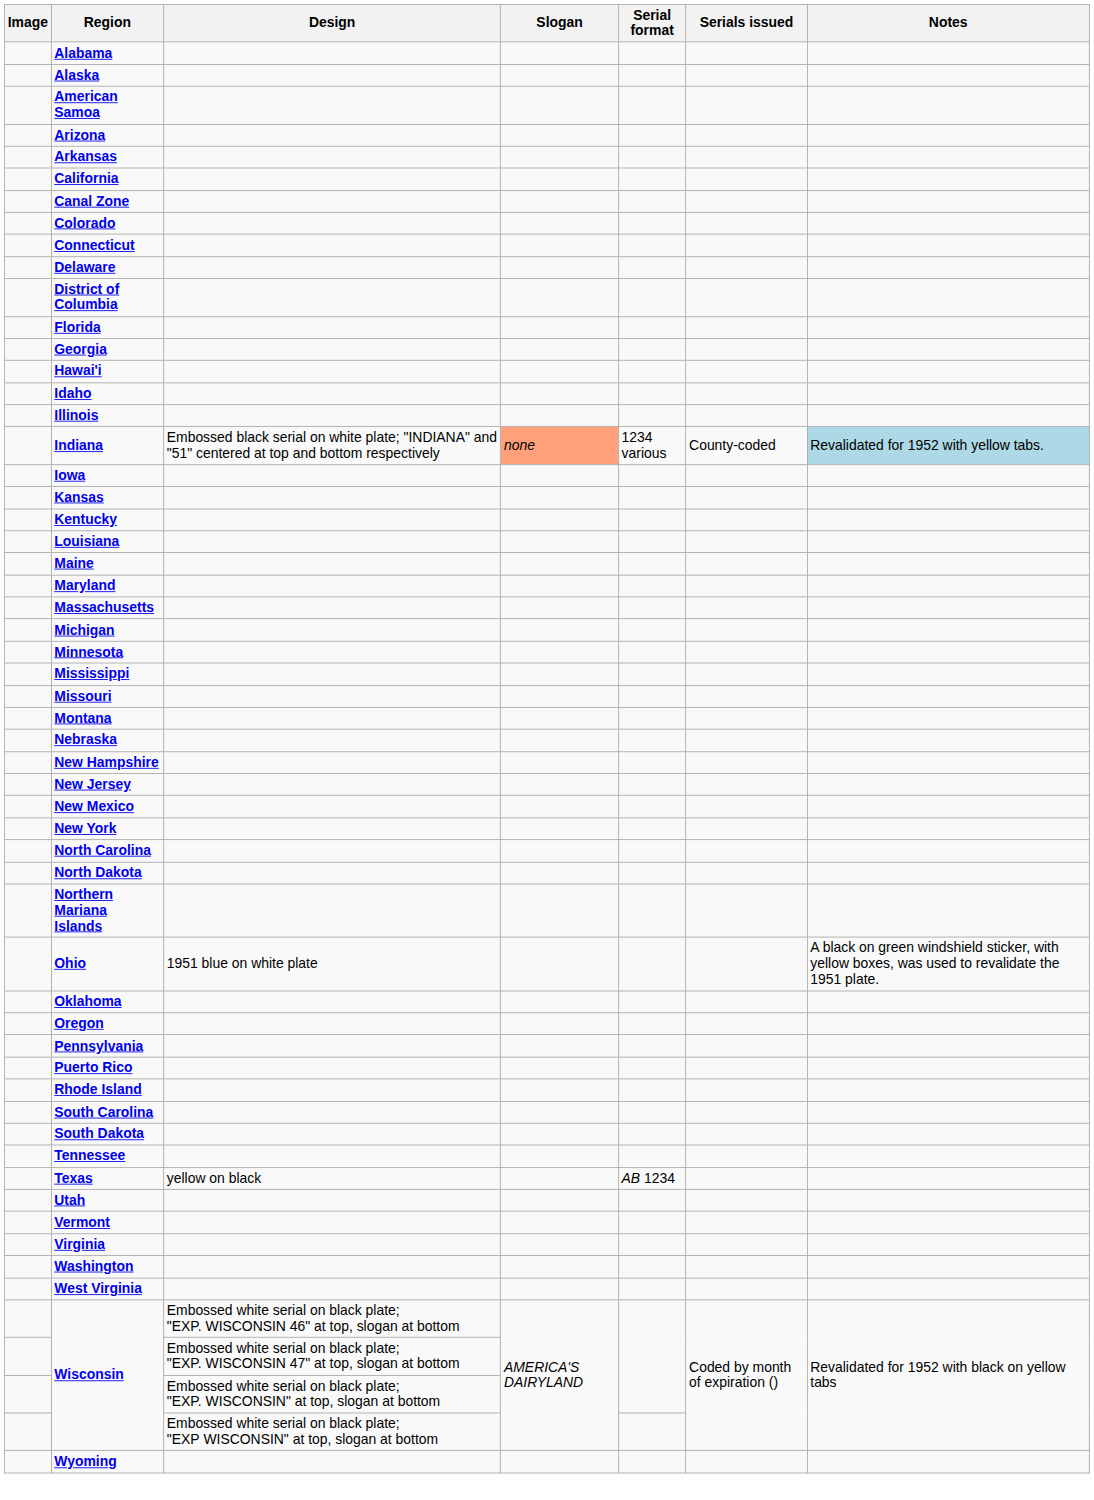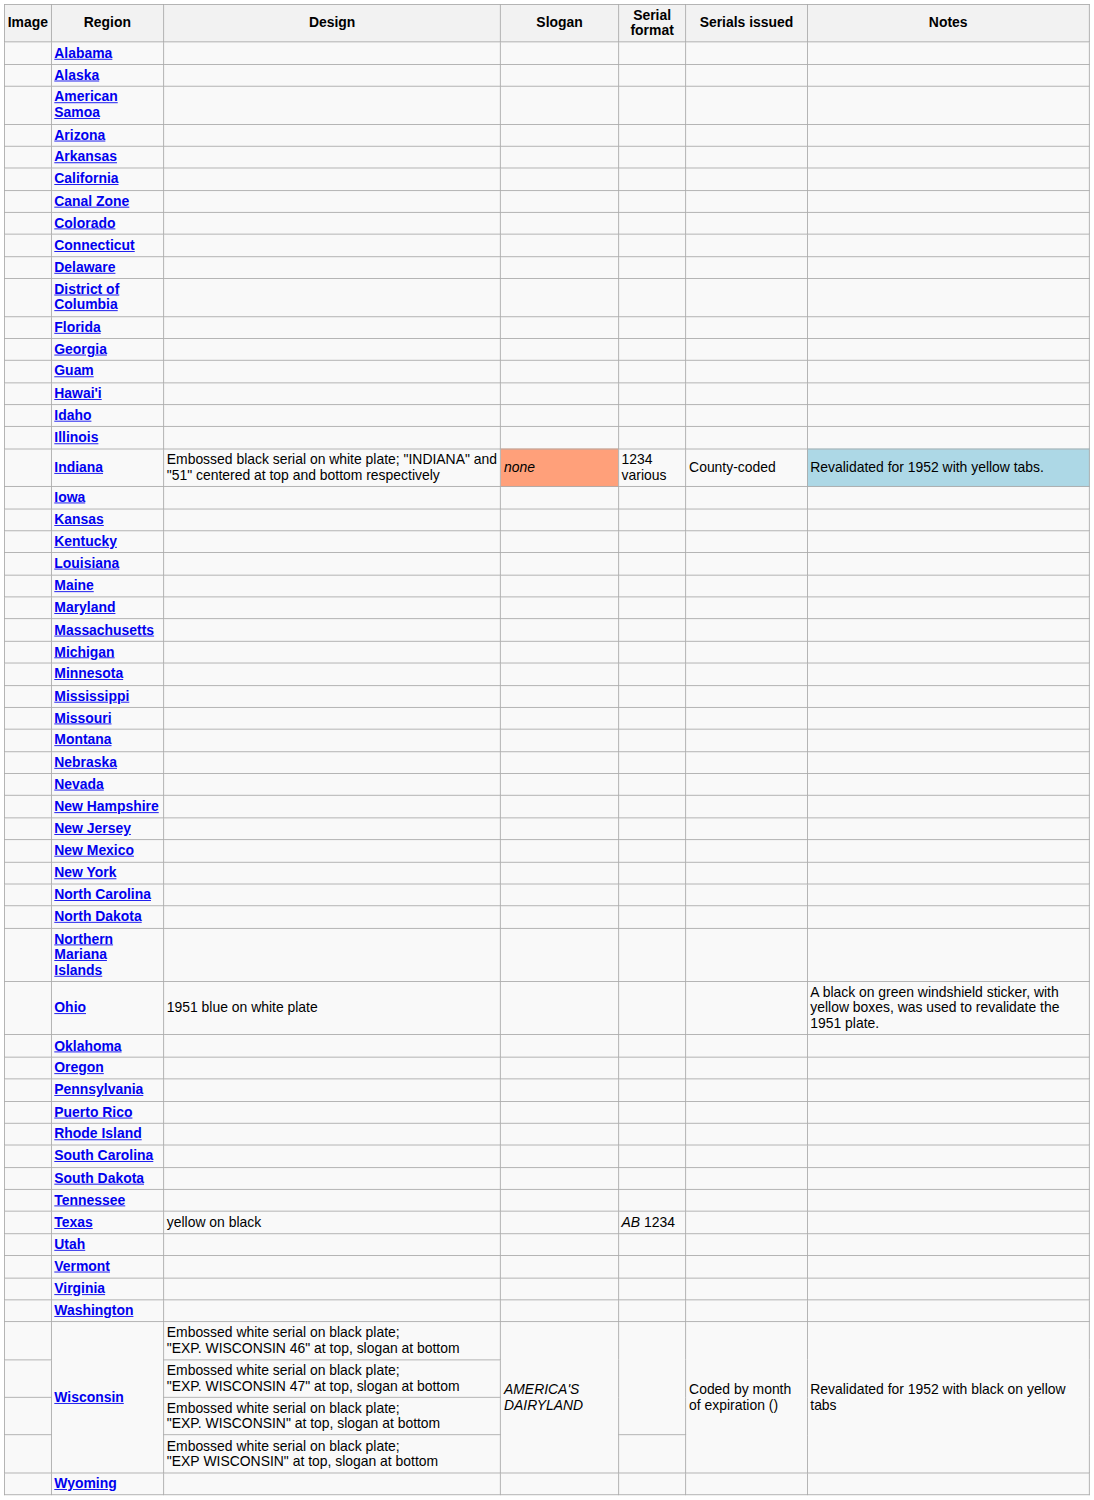+ row: (74, 371)
+ row: (79, 784)
- row: (98, 1288)
